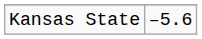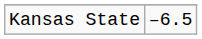(171, 20) –5.6 -> (171, 20) –6.5
